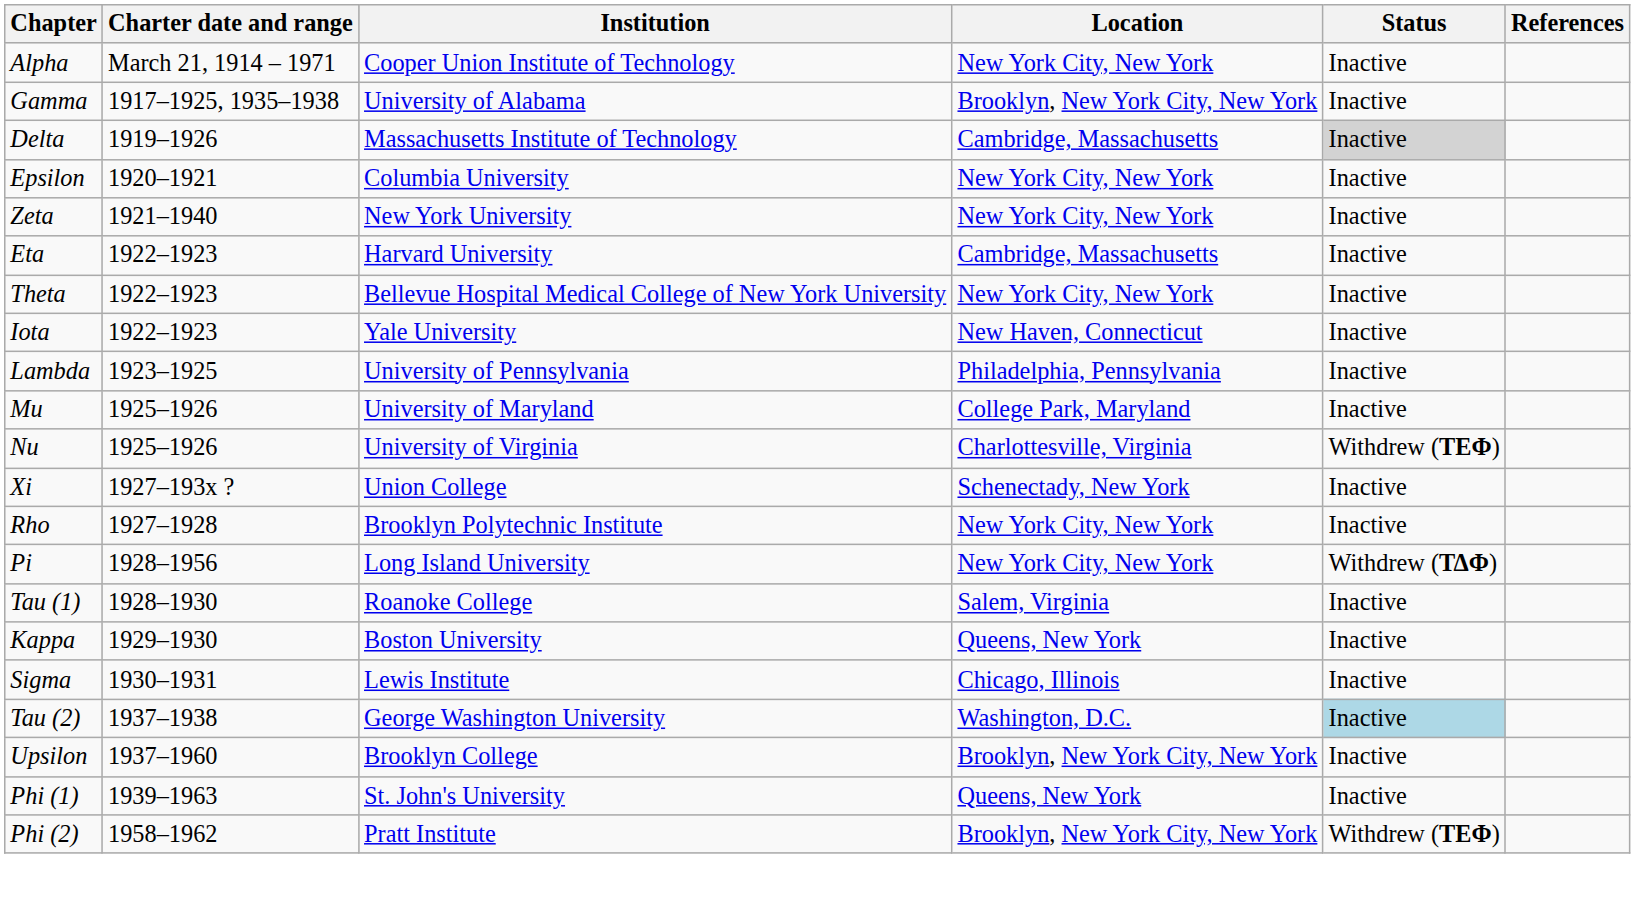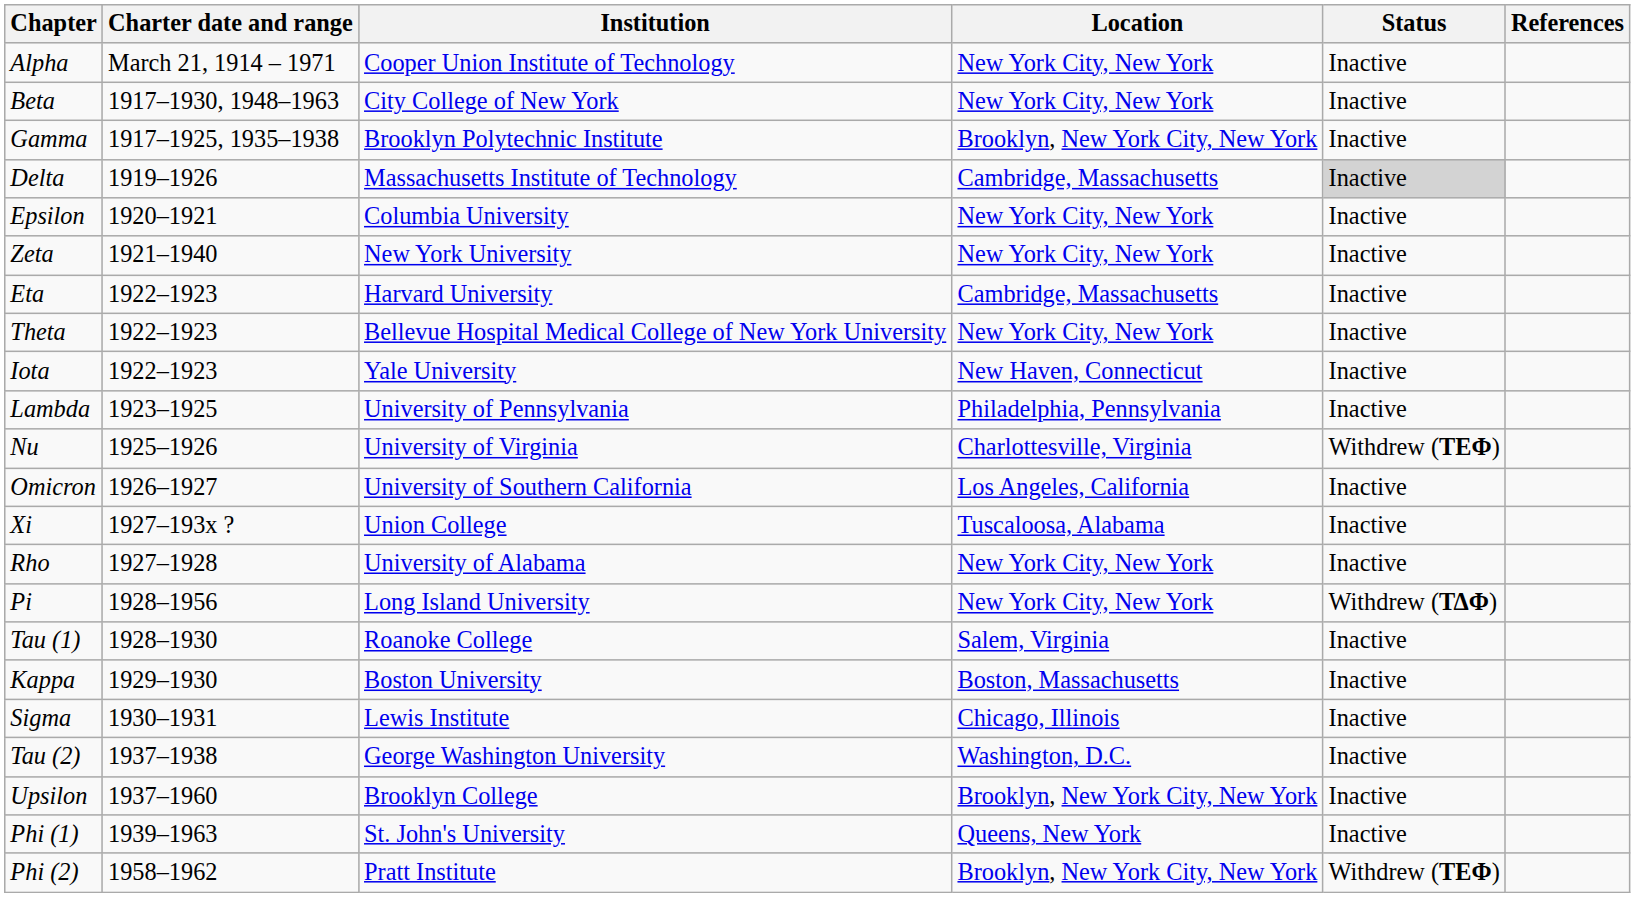+ row: (33, 100)
(475, 100) University of Alabama -> (513, 139) Brooklyn Polytechnic Institute
- row: (27, 409)
+ row: (53, 486)
(1074, 486) Schenectady, New York -> (1061, 525) Tuscaloosa, Alabama
(513, 525) Brooklyn Polytechnic Institute -> (475, 563) University of Alabama
(1049, 640) Queens, New York -> (1068, 679) Boston, Massachusetts
(1368, 718) lightblue background -> (1368, 756) no background
